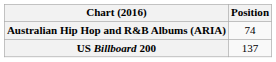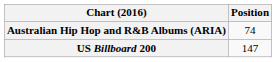(250, 48) 137 -> (250, 48) 147
